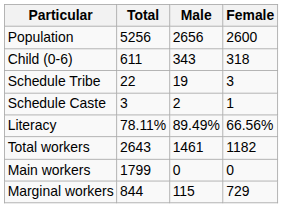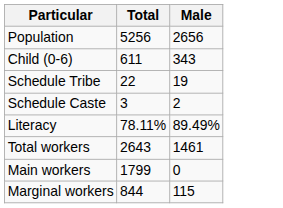- column: (250, 15)
